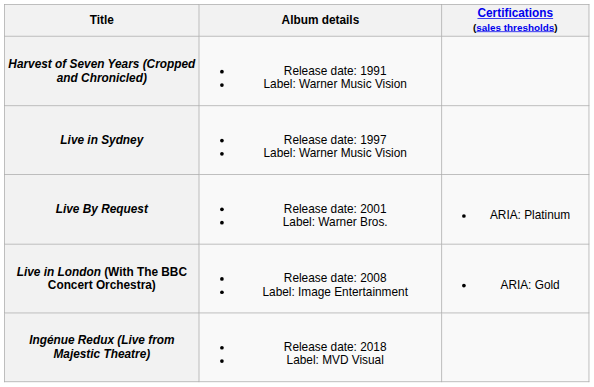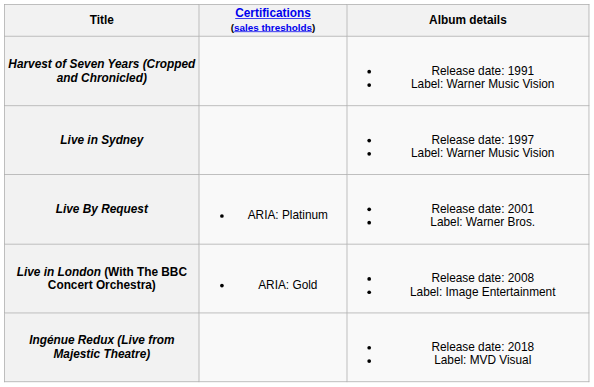columns swapped: (320, 20) <-> (515, 20)
